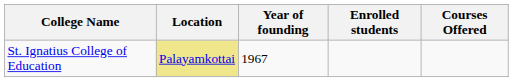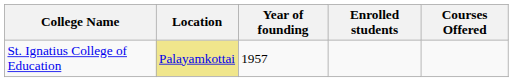(254, 58) 1967 -> (254, 58) 1957
